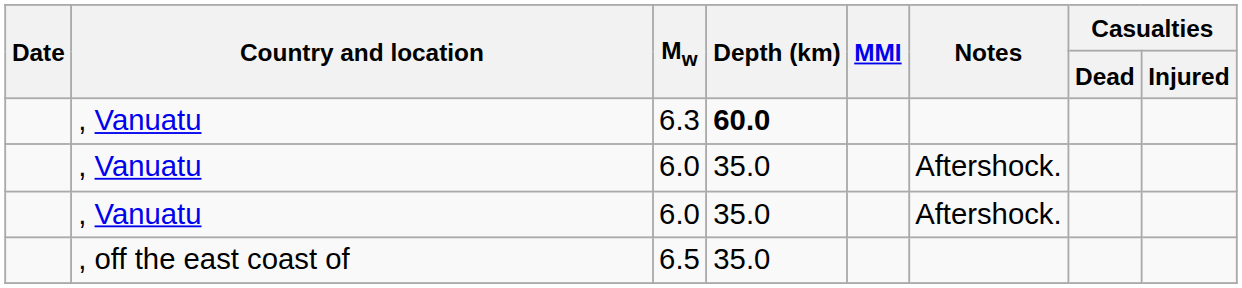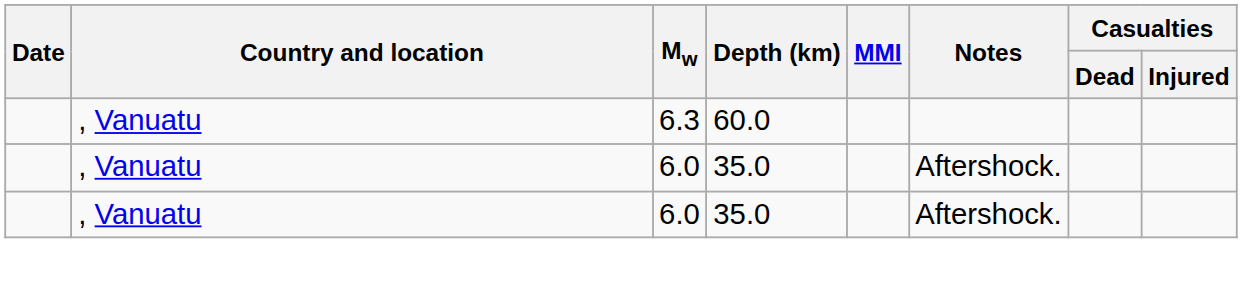(742, 120) bold -> (742, 120) normal
- row: (214, 259)
